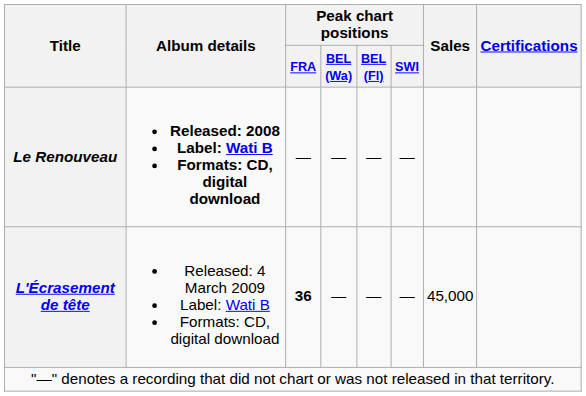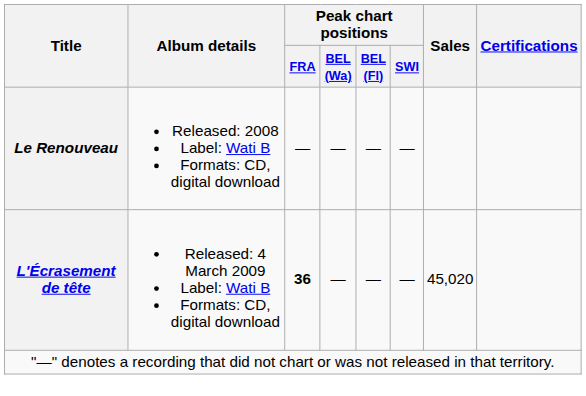(206, 165) bold -> (206, 157) normal
(450, 296) 45,000 -> (450, 279) 45,020
